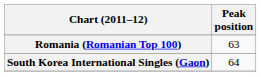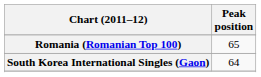(234, 44) 63 -> (234, 44) 65
